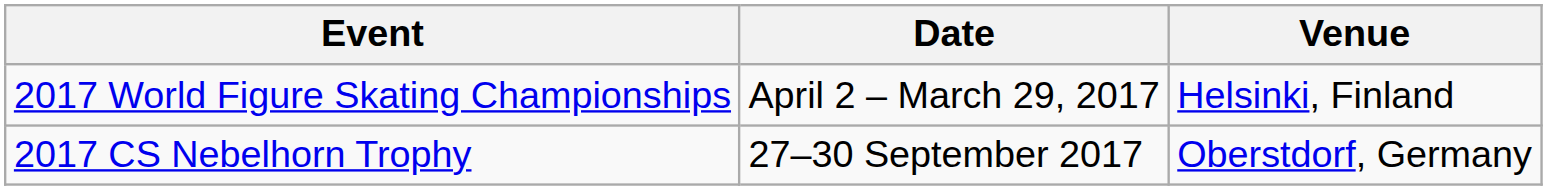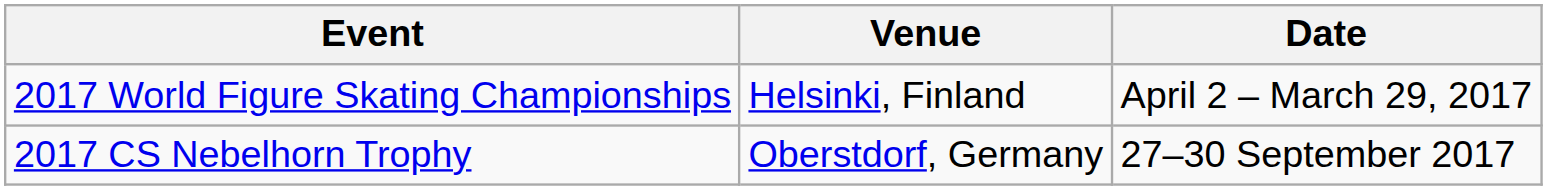columns swapped: (954, 34) <-> (1355, 34)
